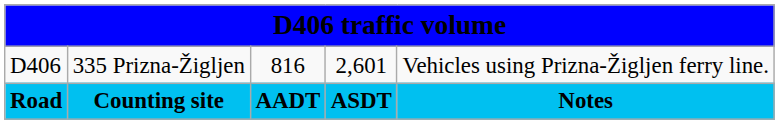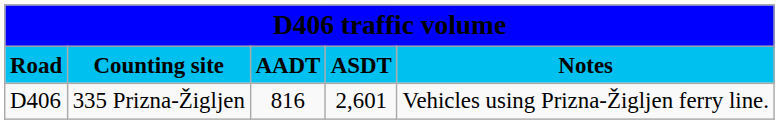rows swapped: (36, 100) <-> (35, 64)
